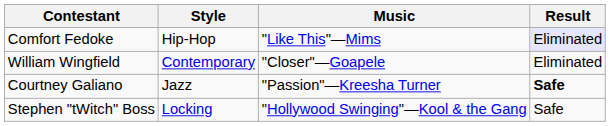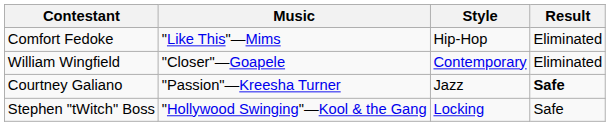columns swapped: (208, 16) <-> (394, 16)
(568, 39) lavender background -> (568, 39) no background
